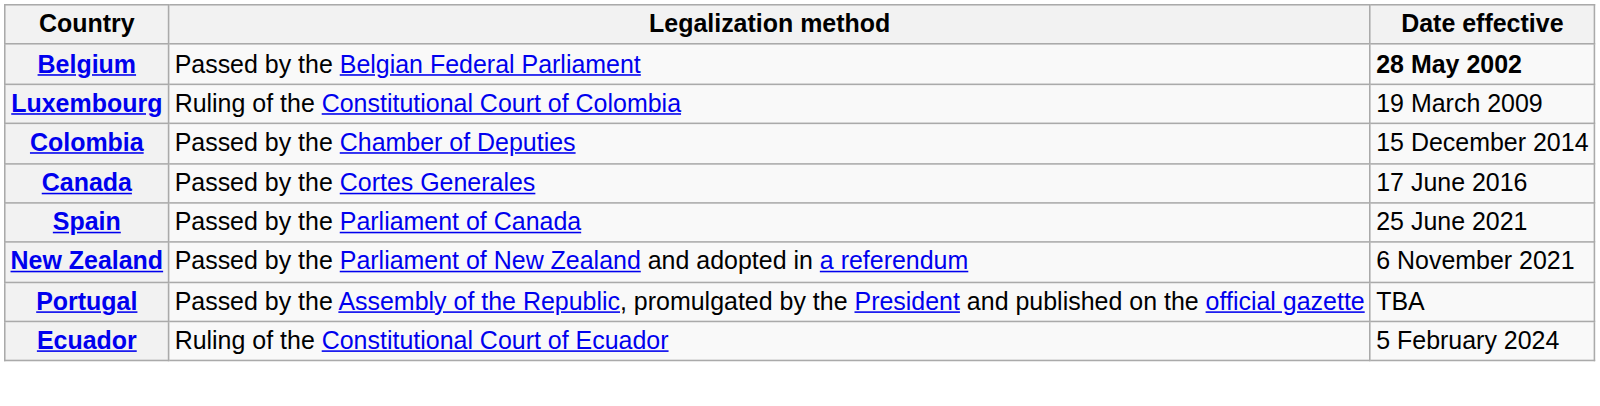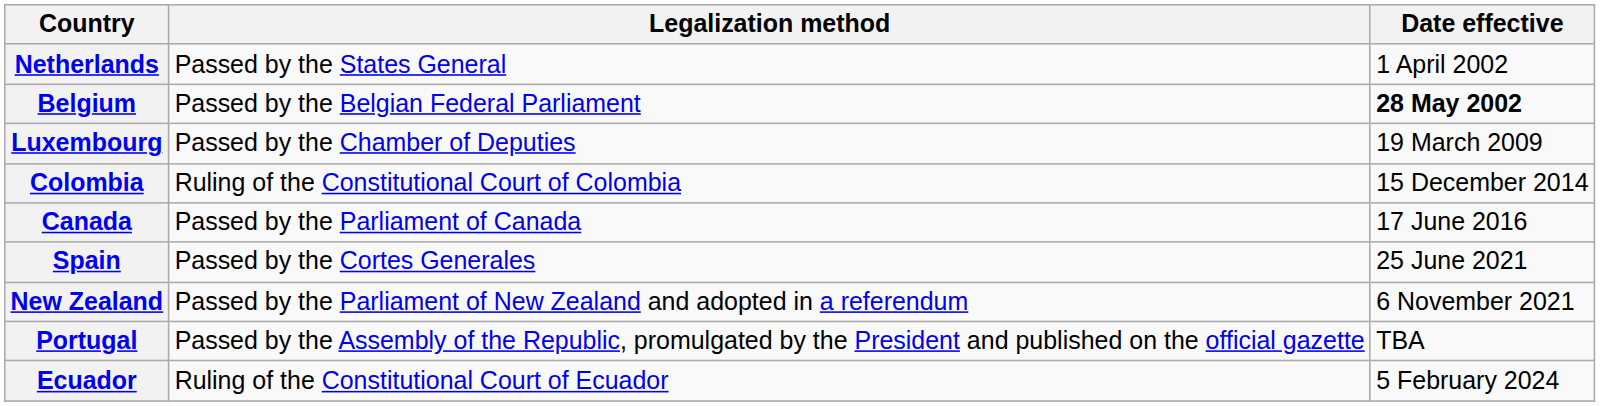+ row: (87, 63)
(428, 103) Ruling of the Constitutional Court of Colombia -> (375, 143) Passed by the Chamber of Deputies
(375, 143) Passed by the Chamber of Deputies -> (428, 182) Ruling of the Constitutional Court of Colombia
(355, 182) Passed by the Cortes Generales -> (378, 222) Passed by the Parliament of Canada
(378, 222) Passed by the Parliament of Canada -> (355, 261) Passed by the Cortes Generales
